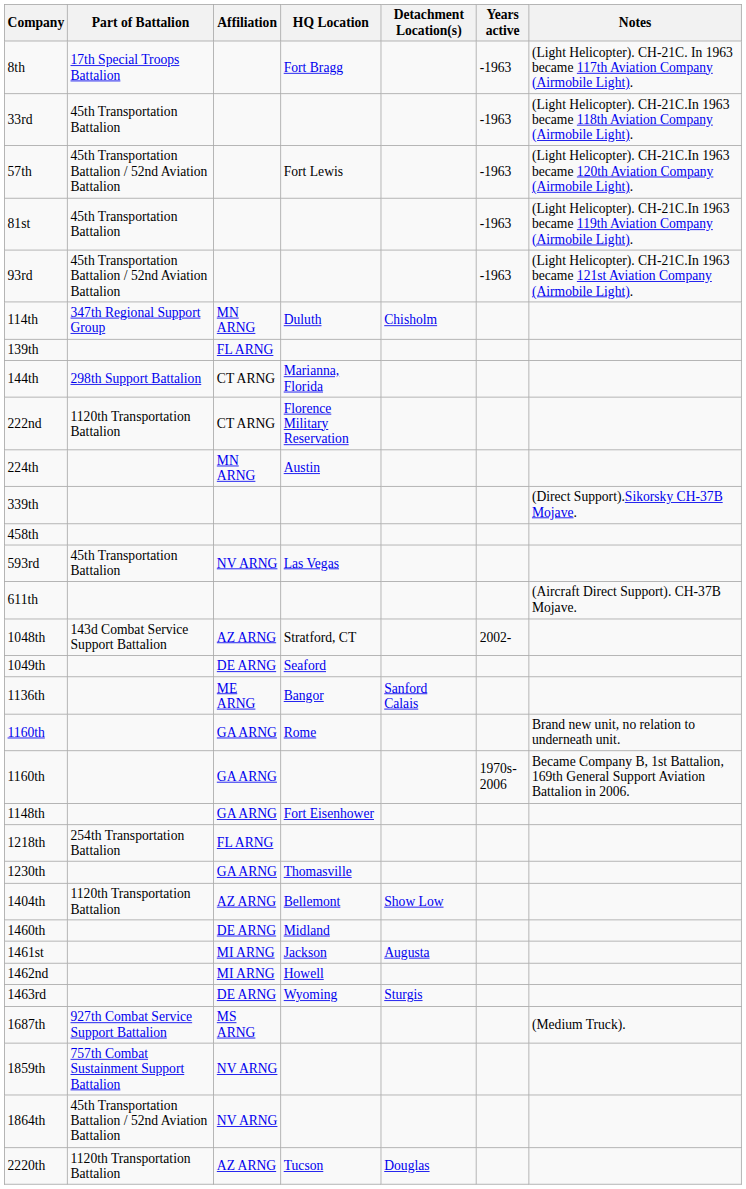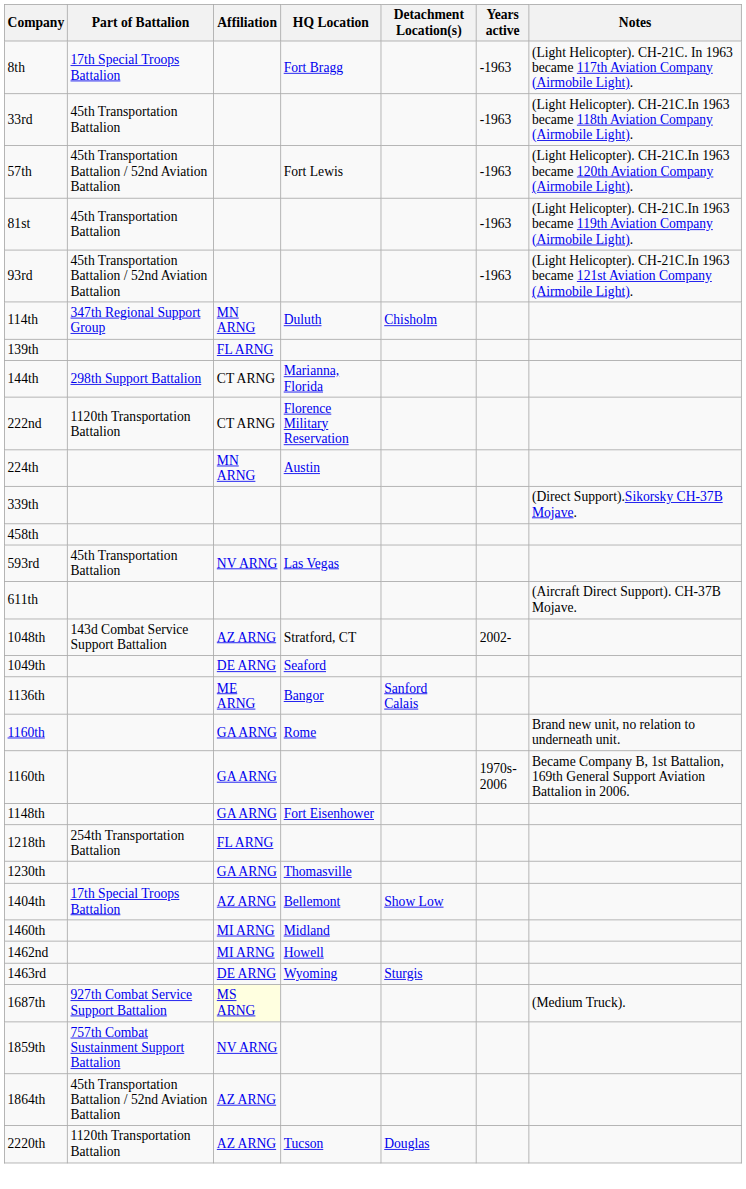(131, 901) 1120th Transportation Battalion -> (125, 901) 17th Special Troops Battalion
(246, 930) DE ARNG -> (246, 930) MI ARNG
- row: (26, 952)
(236, 1024) no background -> (236, 1003) lightyellow background
(247, 1121) NV ARNG -> (246, 1099) AZ ARNG
